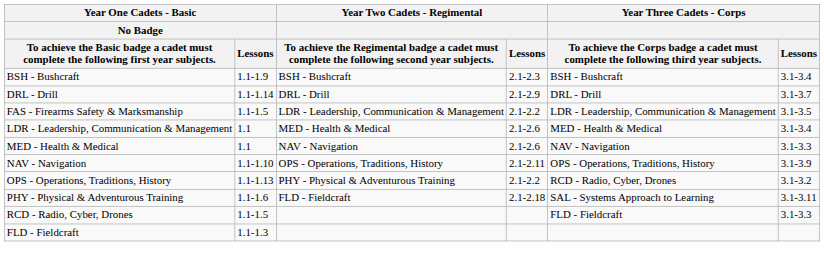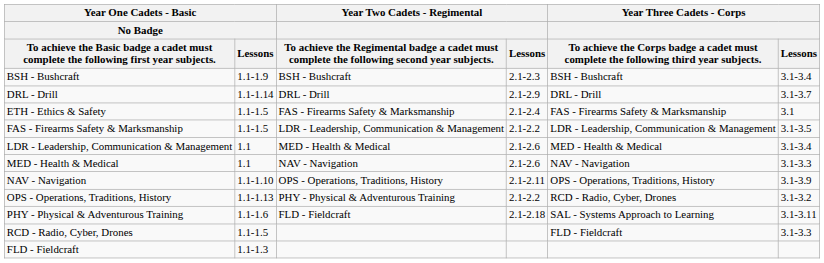+ row: (56, 111)
